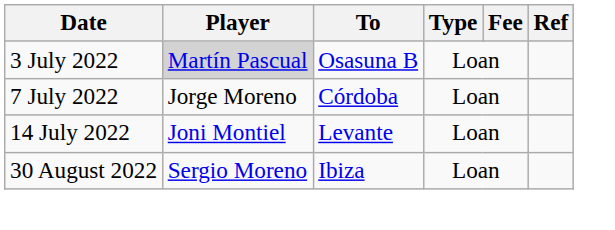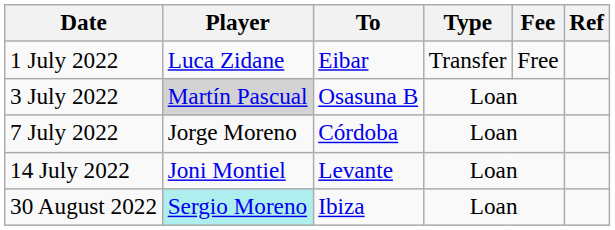+ row: (64, 59)
(237, 170) no background -> (237, 206) paleturquoise background
